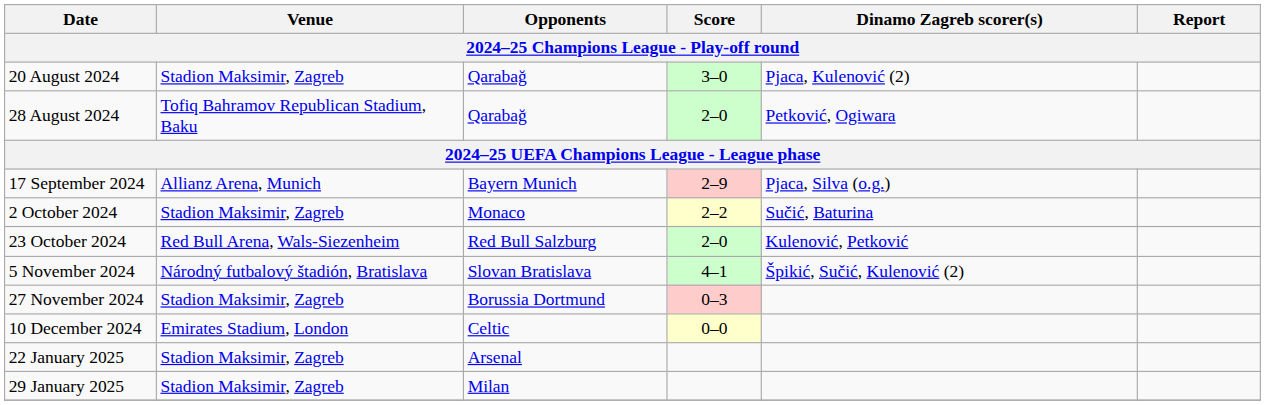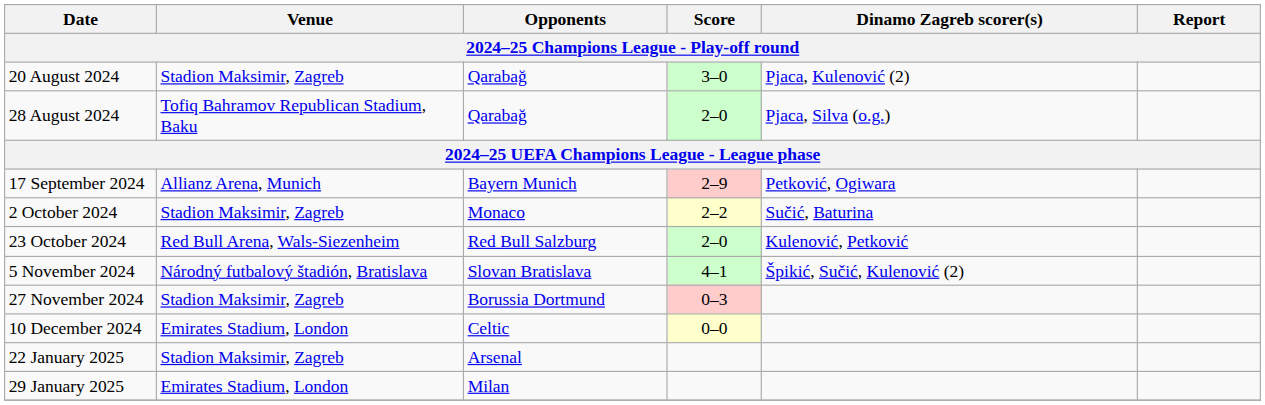(831, 115) Petković, Ogiwara -> (828, 115) Pjaca, Silva (o.g.)
(828, 183) Pjaca, Silva (o.g.) -> (831, 183) Petković, Ogiwara
(252, 385) Stadion Maksimir, Zagreb -> (254, 385) Emirates Stadium, London
